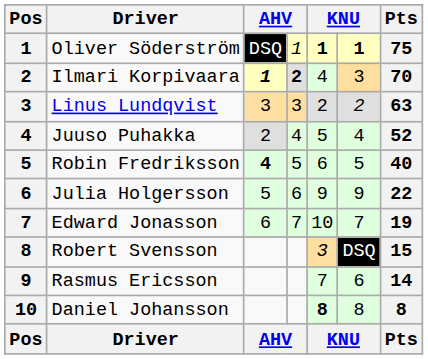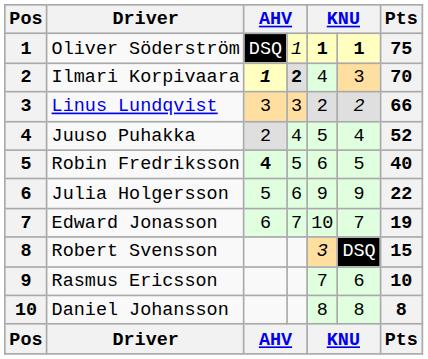(401, 107) 63 -> (401, 107) 66
(401, 281) 14 -> (401, 281) 10
(322, 310) bold -> (322, 310) normal
